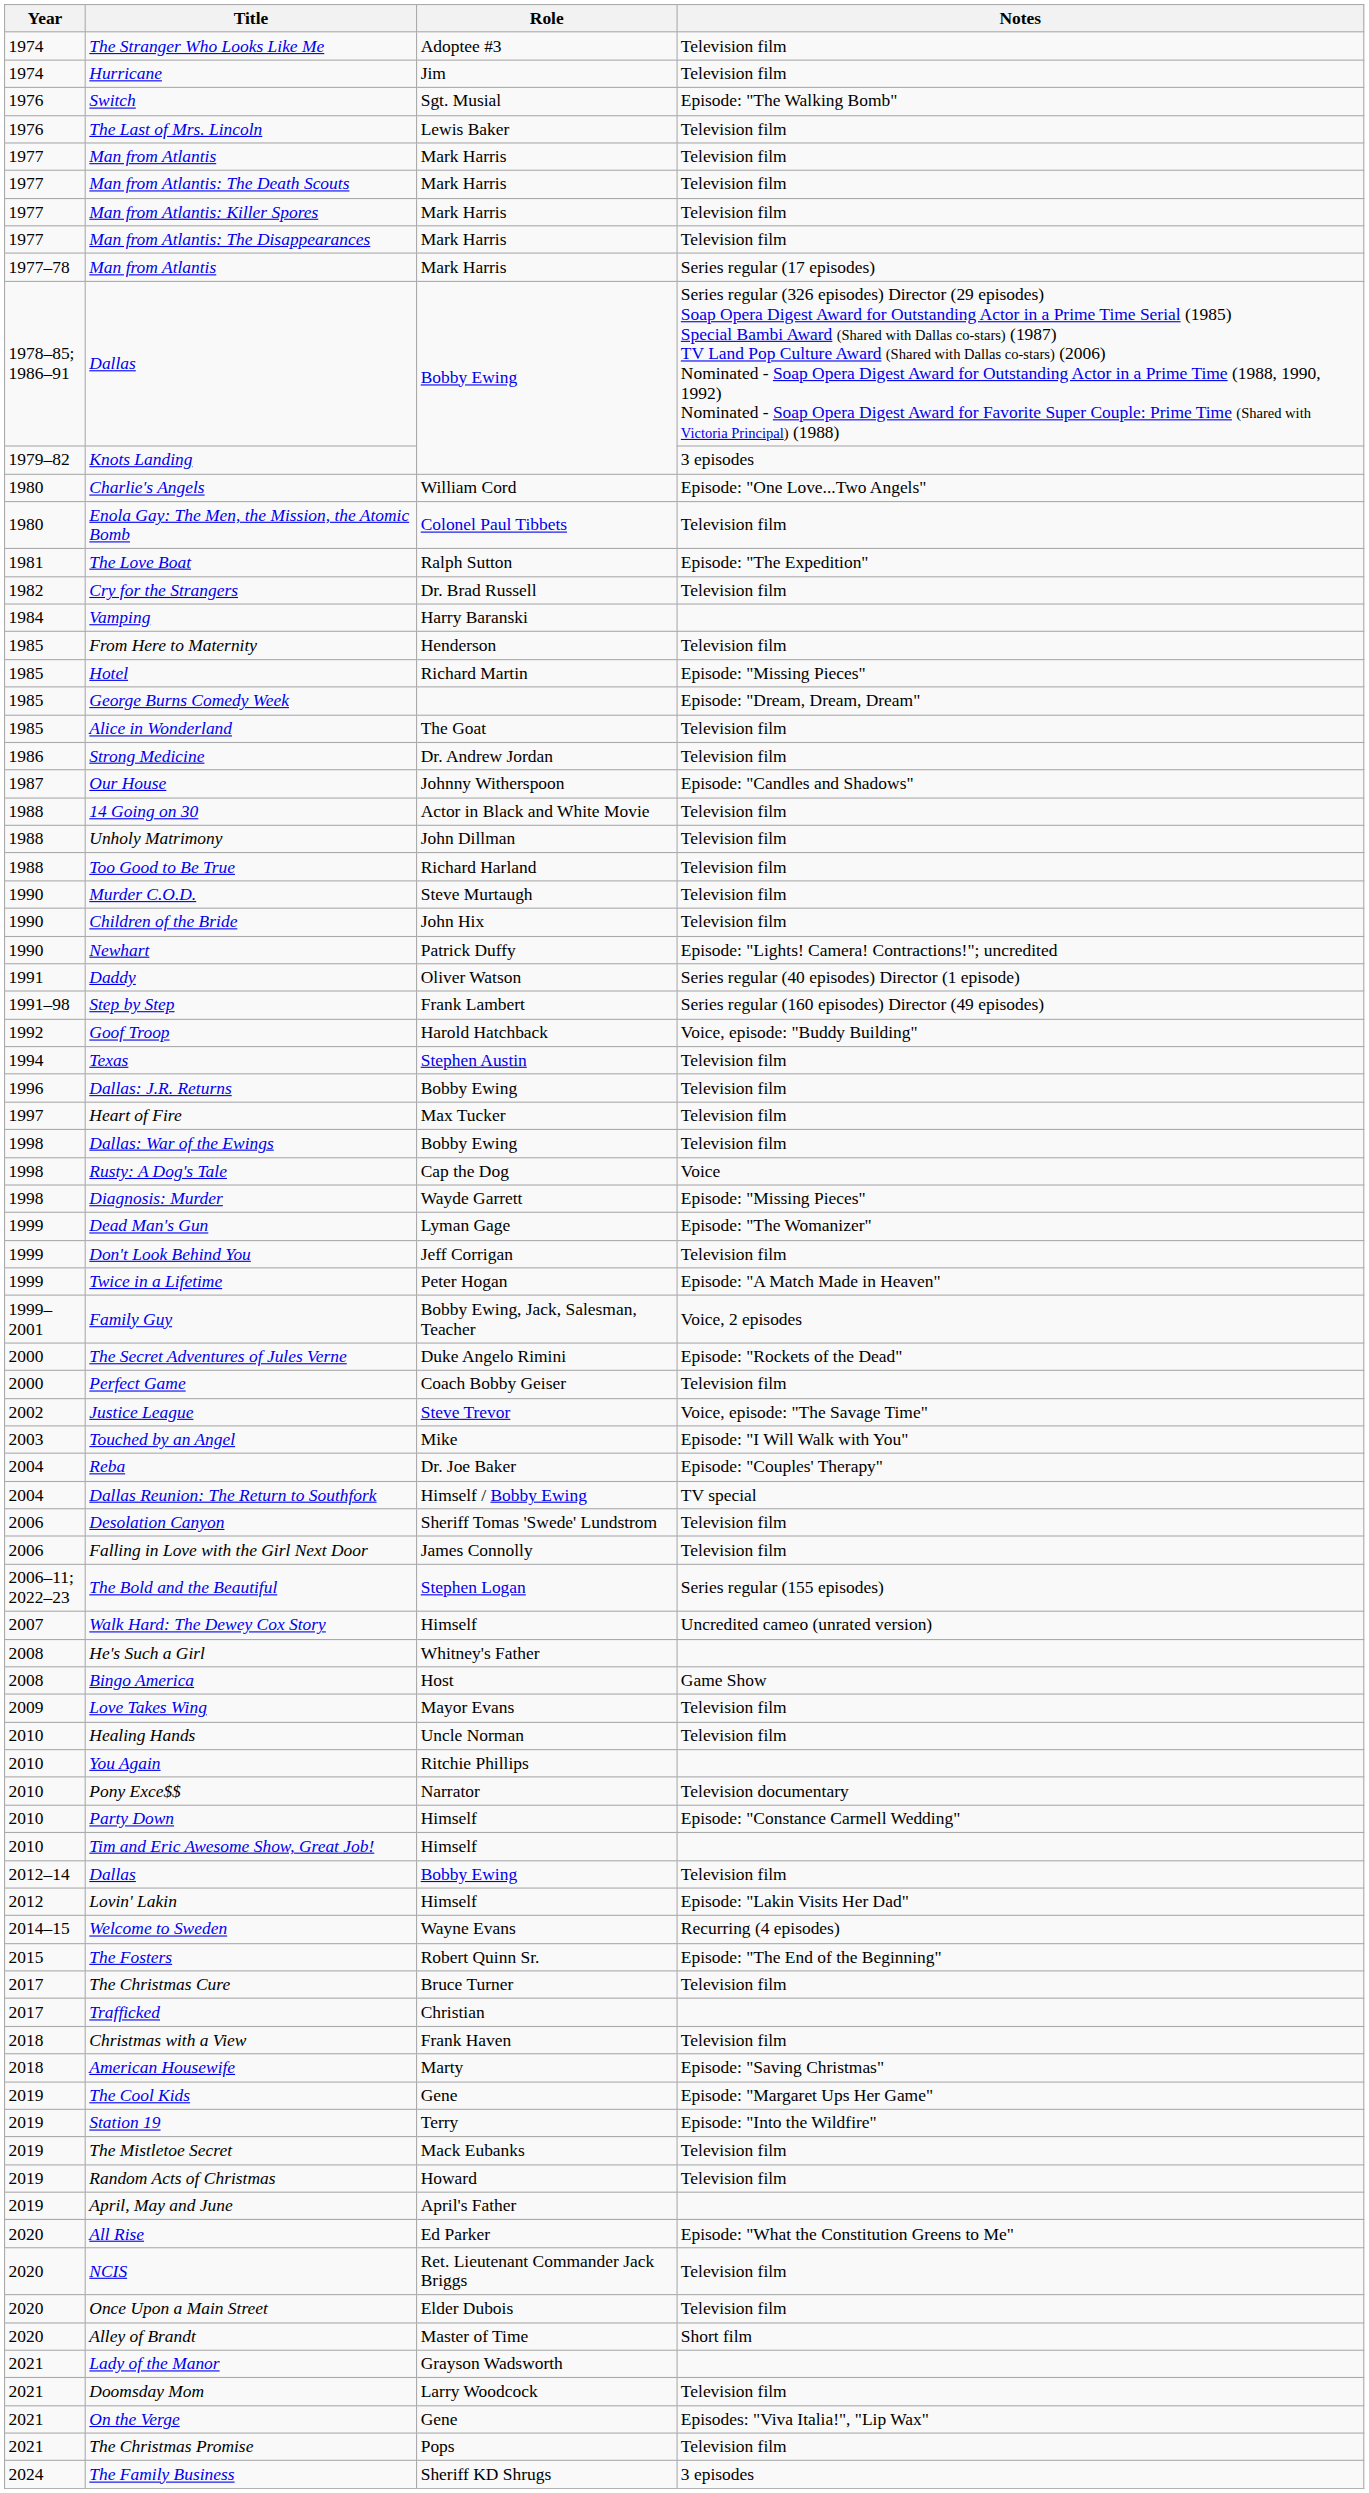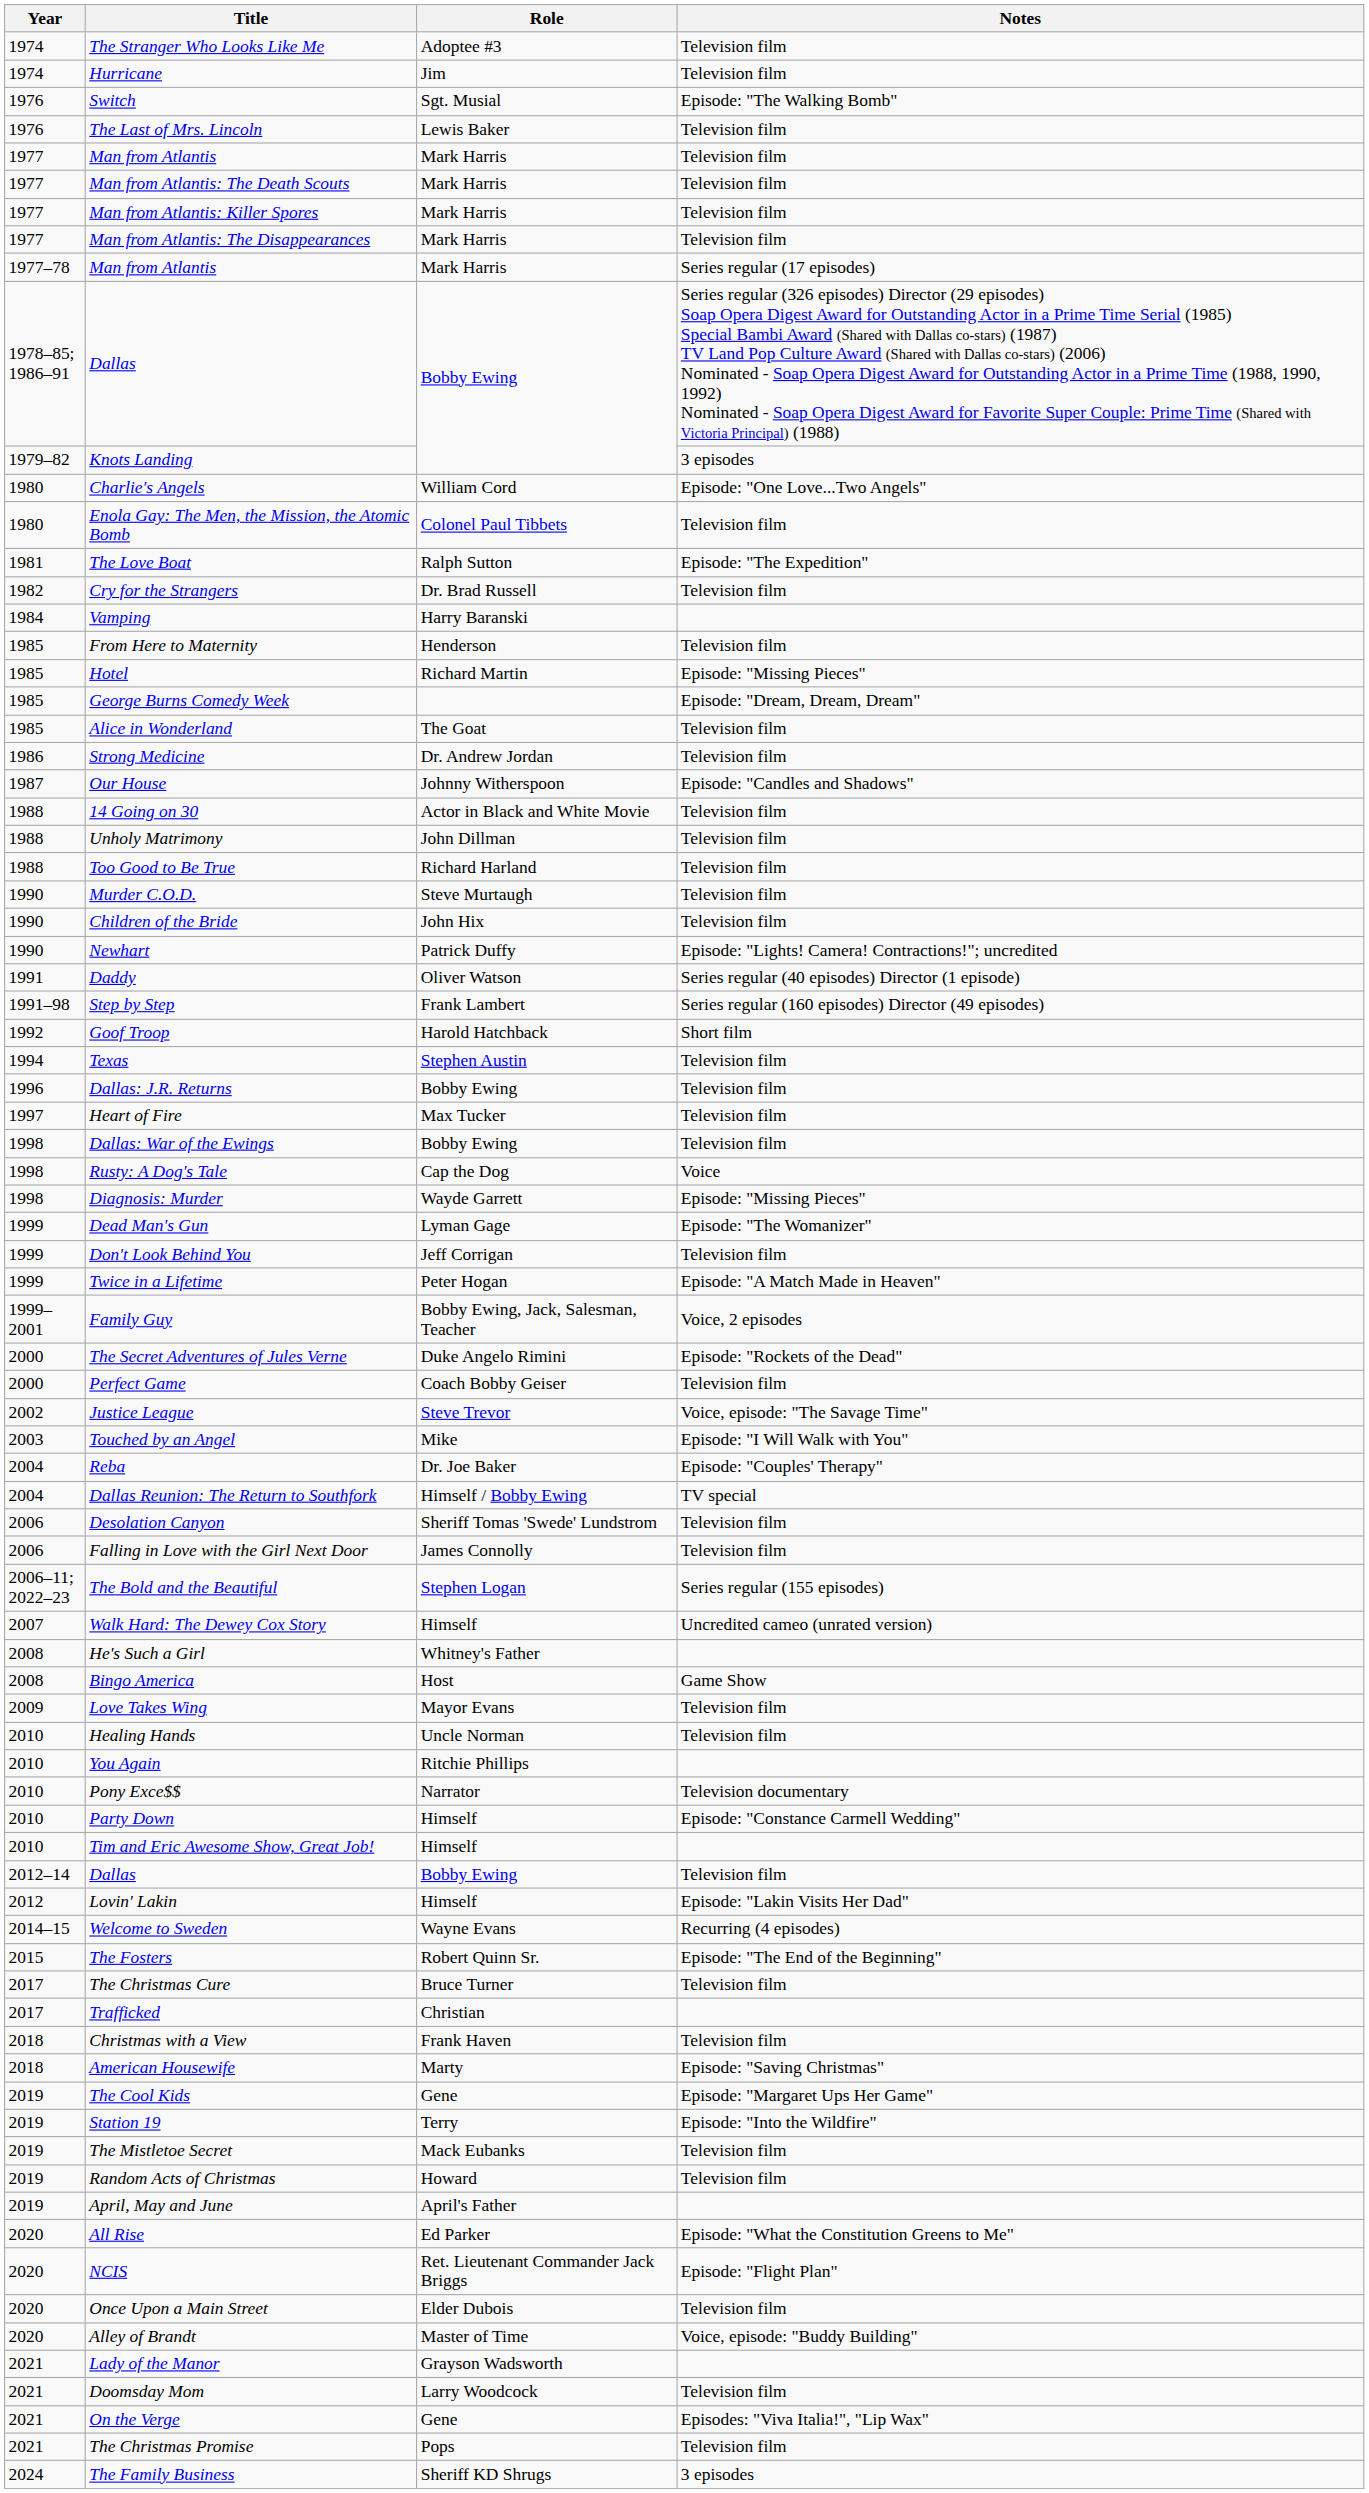(799, 1032) Voice, episode: "Buddy Building" -> (716, 1032) Short film
(734, 2271) Television film -> (759, 2271) Episode: "Flight Plan"
(716, 2336) Short film -> (799, 2336) Voice, episode: "Buddy Building"
